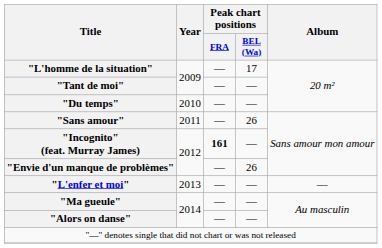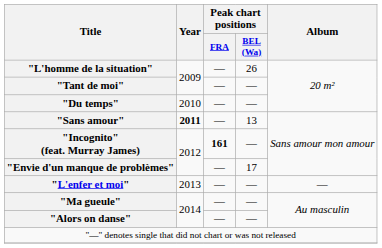(252, 68) 17 -> (252, 68) 26
(190, 120) normal -> (190, 120) bold
(252, 120) 26 -> (252, 120) 13
(252, 167) 26 -> (252, 167) 17
